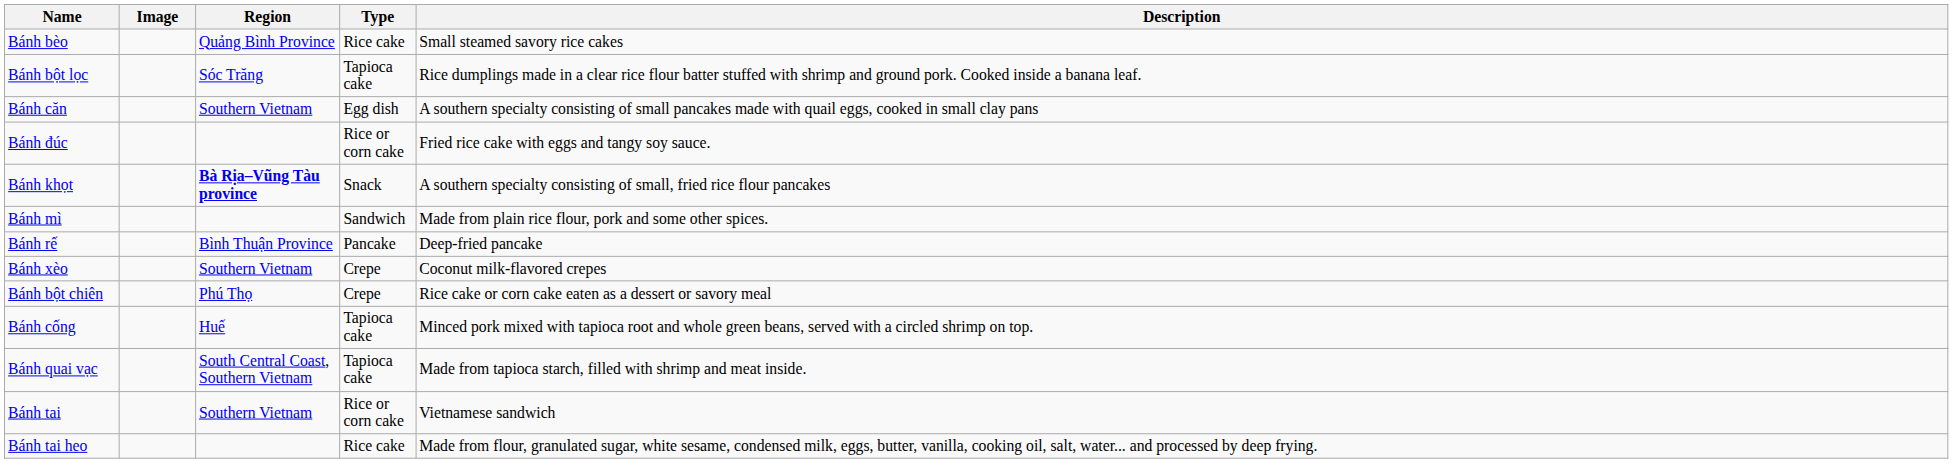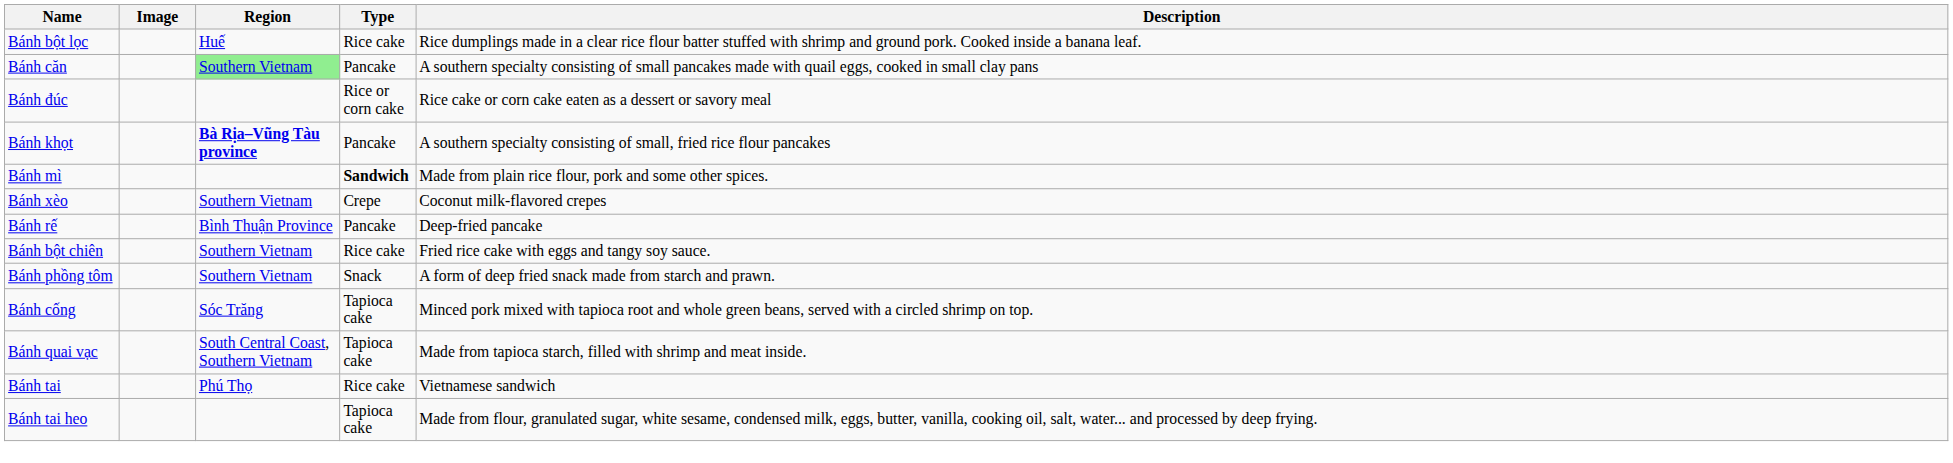- row: (38, 41)
(231, 75) Sóc Trăng -> (212, 41) Huế
(368, 75) Tapioca cake -> (374, 41) Rice cake
(256, 109) no background -> (256, 66) lightgreen background
(371, 109) Egg dish -> (370, 66) Pancake
(565, 142) Fried rice cake with eggs and tangy soy sauce. -> (595, 100) Rice cake or corn cake eaten as a dessert or savory meal
(363, 185) Snack -> (370, 142) Pancake
(374, 219) normal -> (376, 176) bold
rows swapped: (33, 243) <-> (38, 268)
(226, 293) Phú Thọ -> (256, 251) Southern Vietnam
(362, 293) Crepe -> (374, 251) Rice cake
(595, 293) Rice cake or corn cake eaten as a dessert or savory meal -> (565, 251) Fried rice cake with eggs and tangy soy sauce.
+ row: (60, 276)
(212, 327) Huế -> (231, 309) Sóc Trăng
(256, 412) Southern Vietnam -> (226, 385) Phú Thọ
(374, 412) Rice or corn cake -> (374, 385) Rice cake
(374, 446) Rice cake -> (368, 419) Tapioca cake
